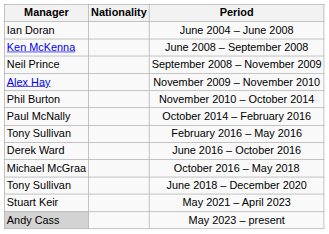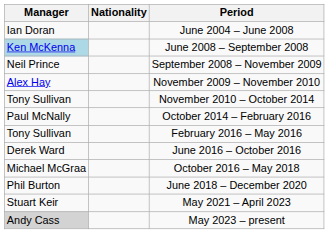(41, 47) no background -> (41, 47) lightblue background
(33, 99) Phil Burton -> (39, 99) Tony Sullivan
(39, 185) Tony Sullivan -> (33, 185) Phil Burton
